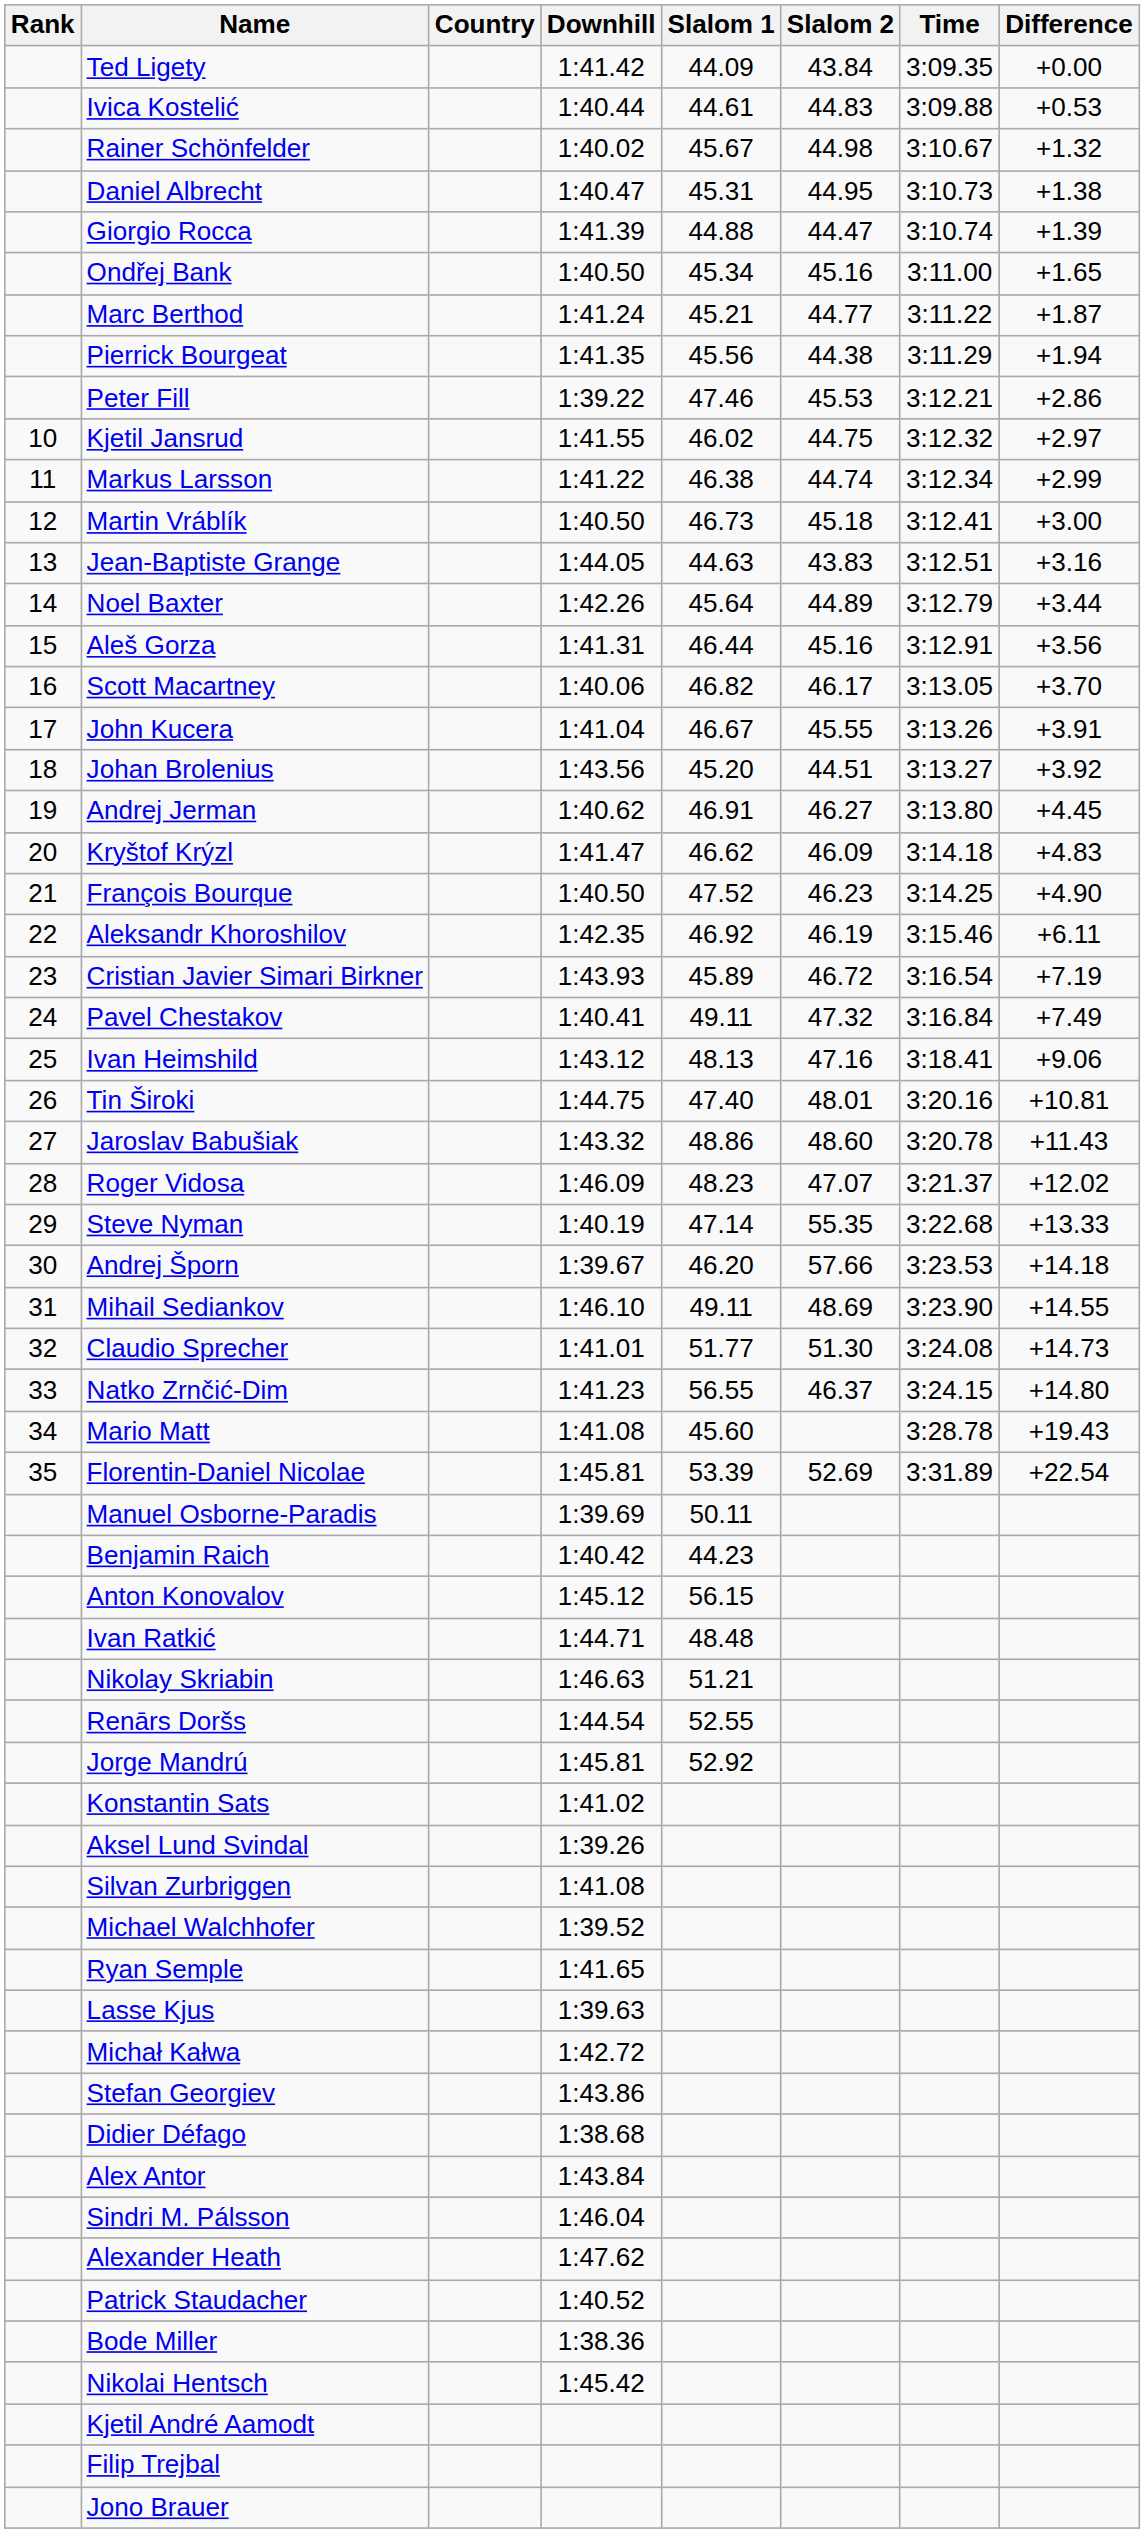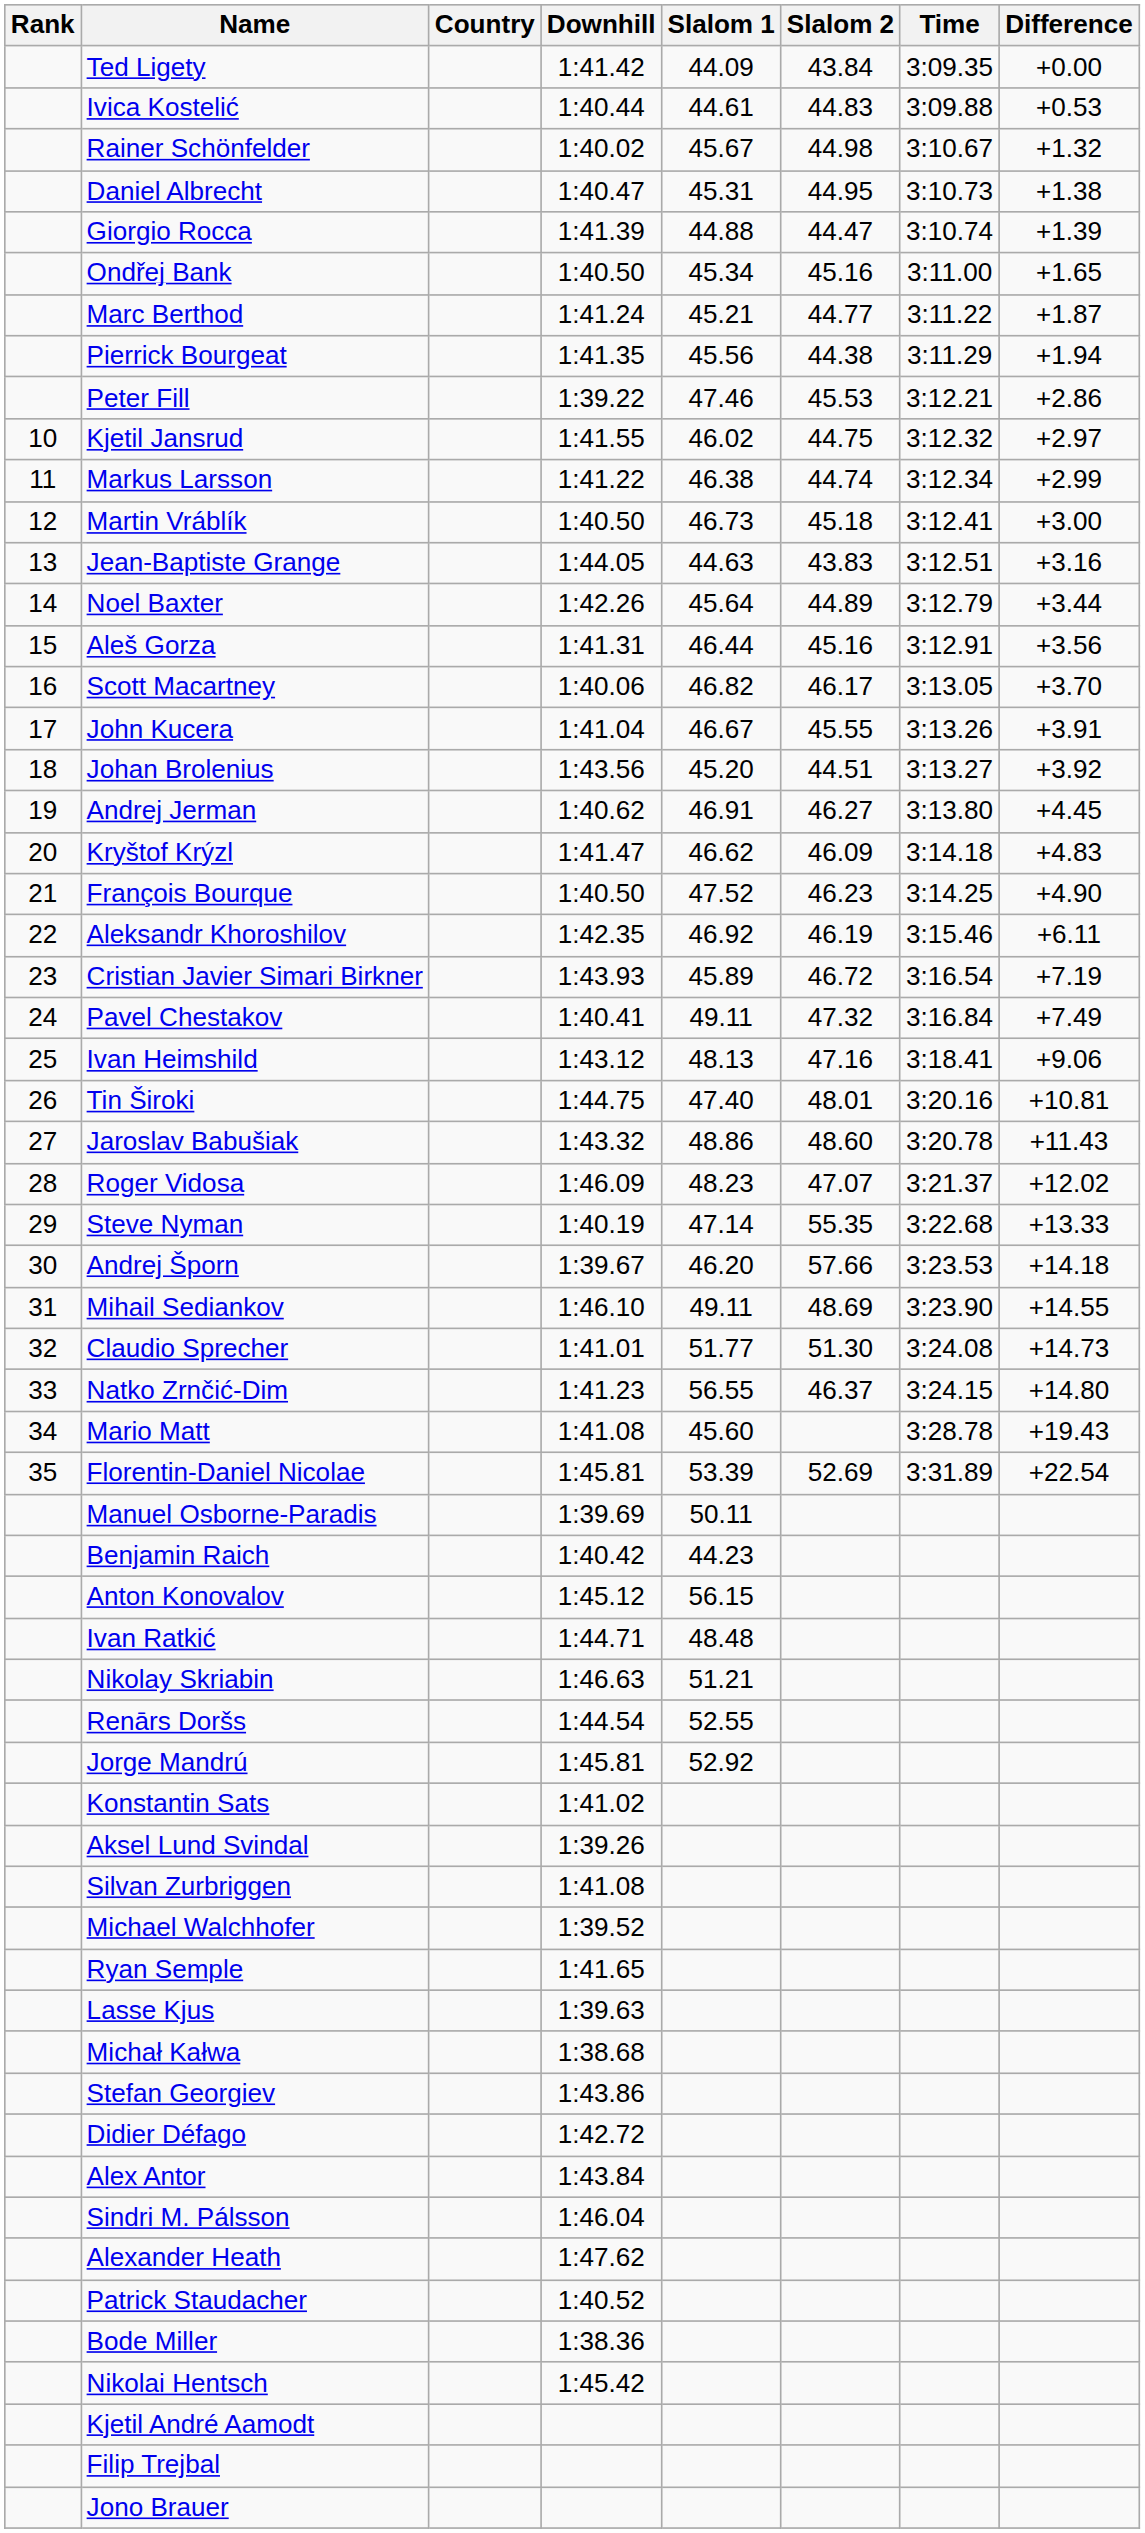(601, 2051) 1:42.72 -> (601, 2051) 1:38.68
(601, 2134) 1:38.68 -> (601, 2134) 1:42.72
